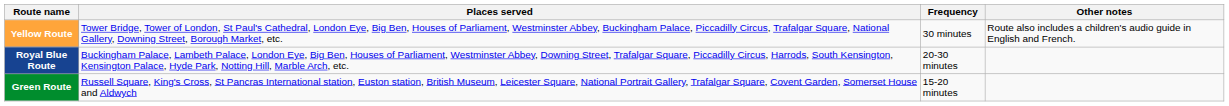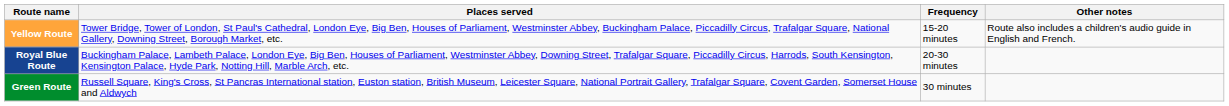(947, 33) 30 minutes -> (940, 33) 15-20 minutes
(940, 87) 15-20 minutes -> (947, 87) 30 minutes
